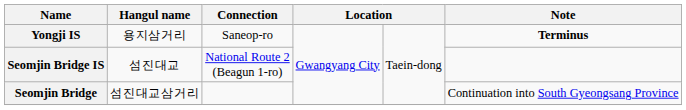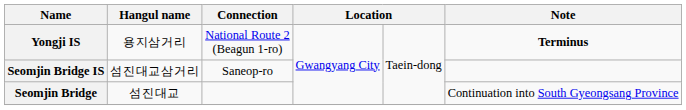(247, 35) Saneop-ro -> (247, 42) National Route 2 (Beagun 1-ro)
(155, 64) 섬진대교 -> (155, 70) 섬진대교삼거리
(247, 64) National Route 2 (Beagun 1-ro) -> (247, 70) Saneop-ro
(155, 92) 섬진대교삼거리 -> (155, 92) 섬진대교
